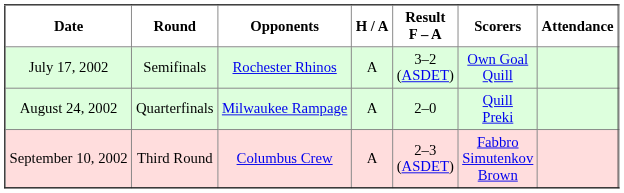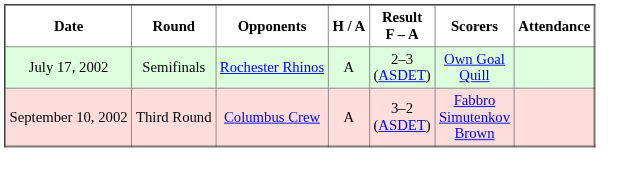(425, 67) 3–2 (ASDET) -> (402, 67) 2–3 (ASDET)
- row: (69, 108)
(425, 158) 2–3 (ASDET) -> (402, 117) 3–2 (ASDET)
